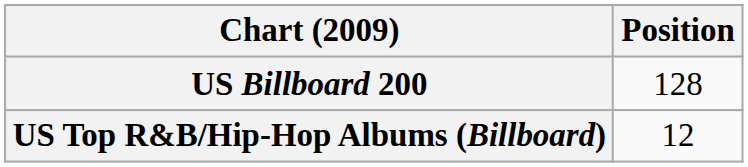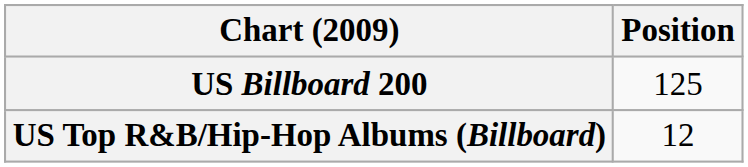(678, 82) 128 -> (678, 82) 125
